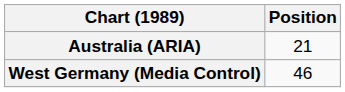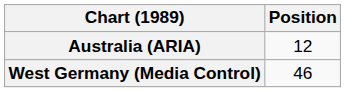(303, 45) 21 -> (303, 45) 12
